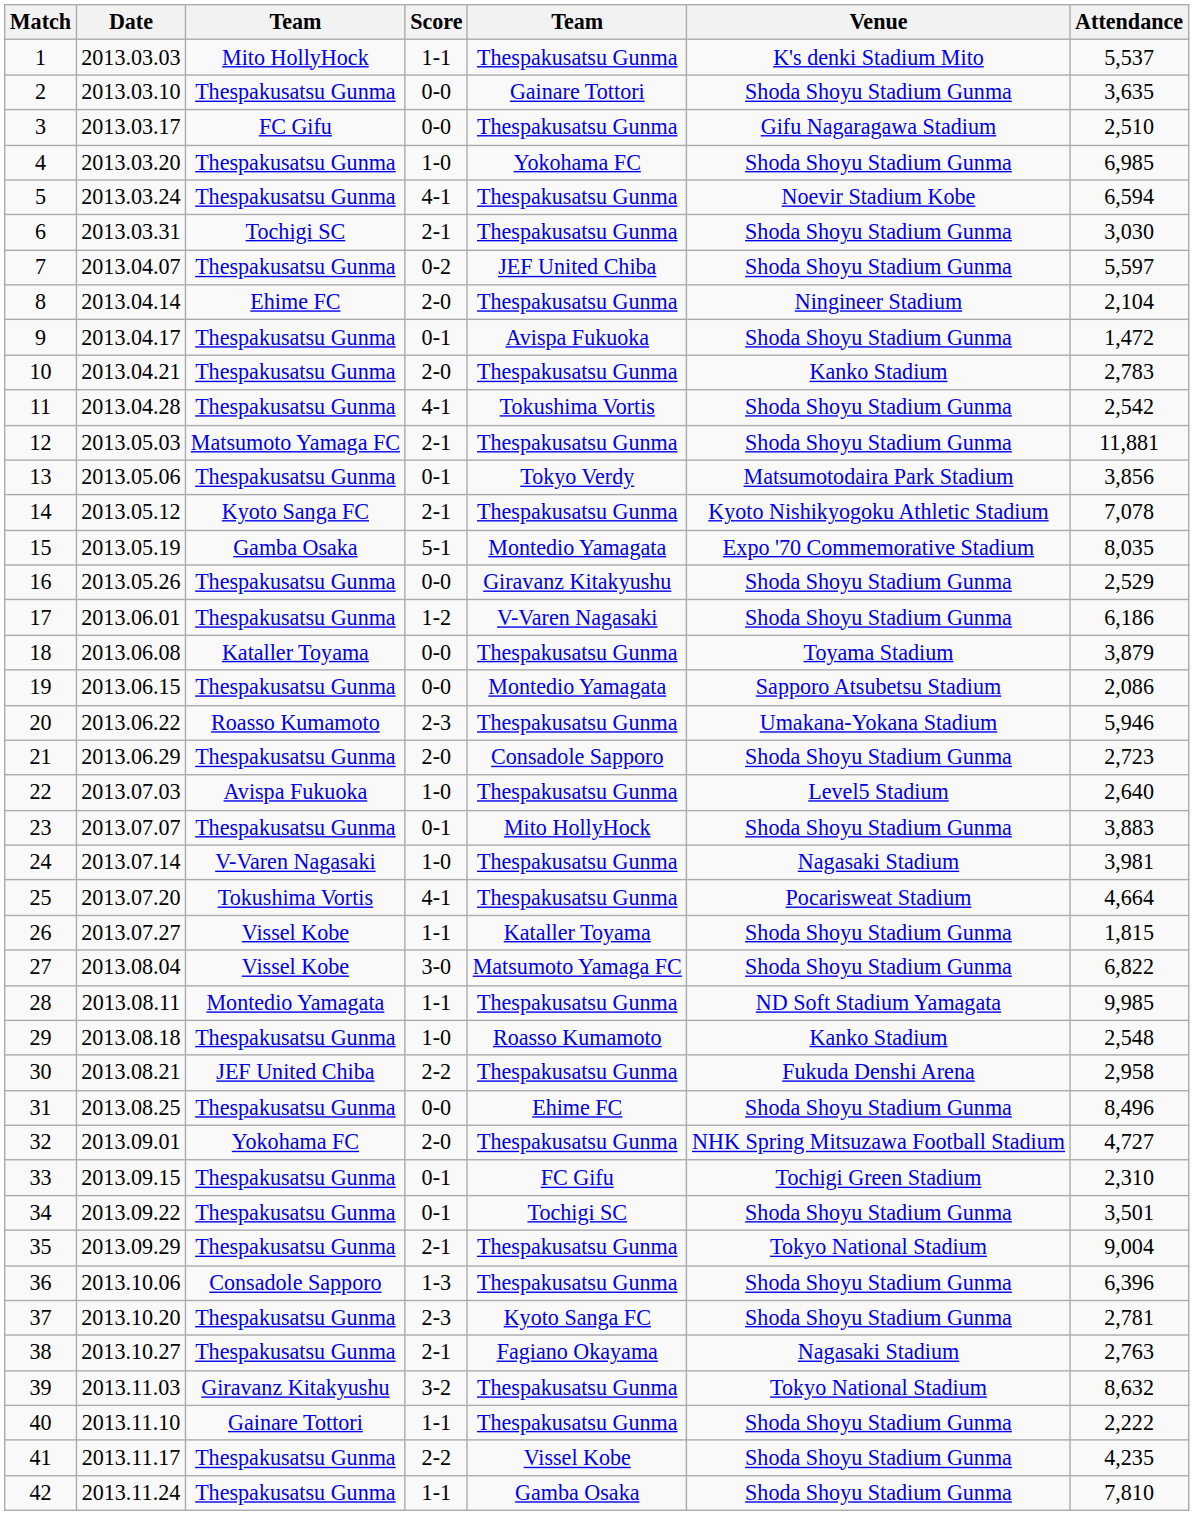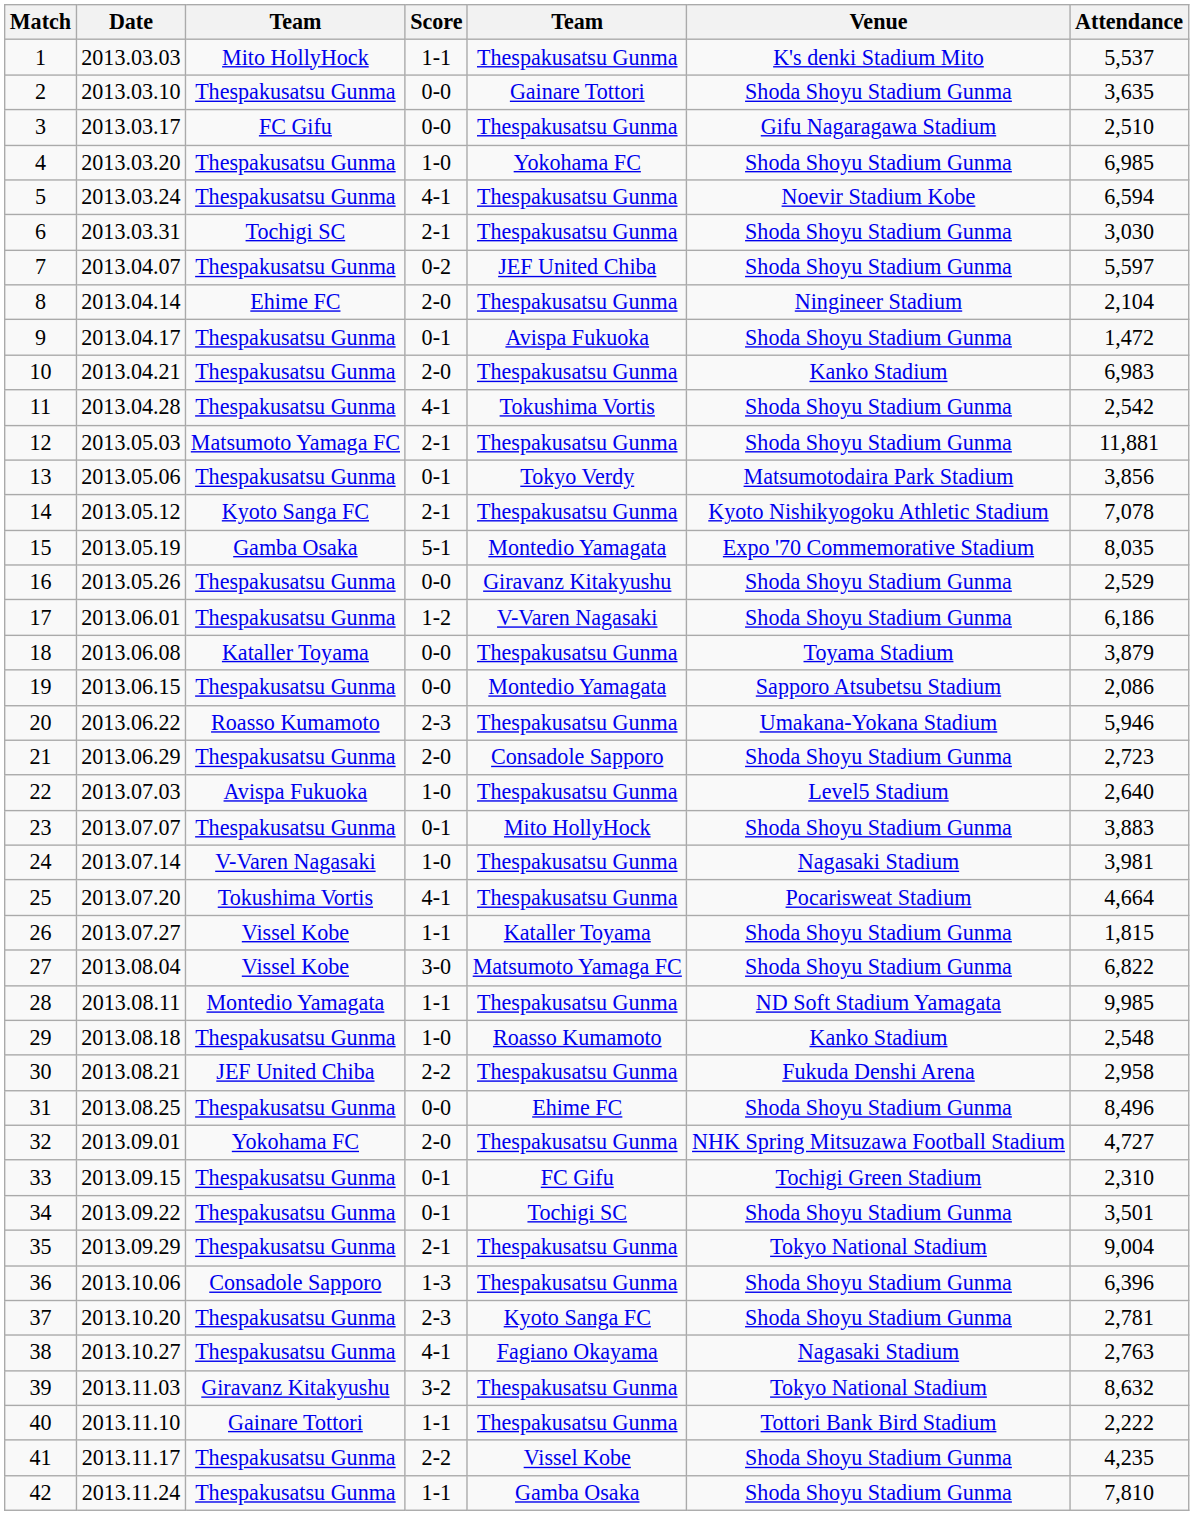(1129, 372) 2,783 -> (1129, 372) 6,983
(436, 1352) 2-1 -> (436, 1352) 4-1
(878, 1422) Shoda Shoyu Stadium Gunma -> (878, 1422) Tottori Bank Bird Stadium
